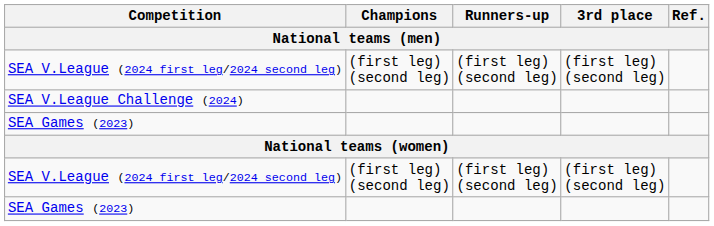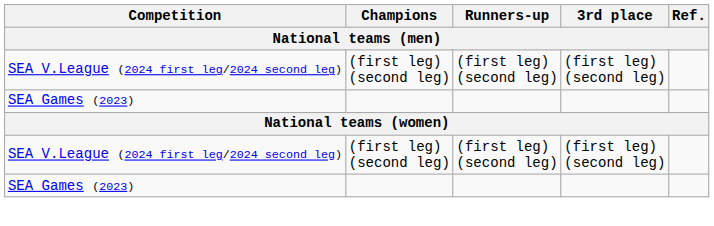- row: (126, 101)
